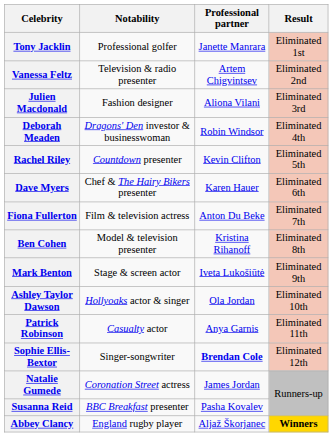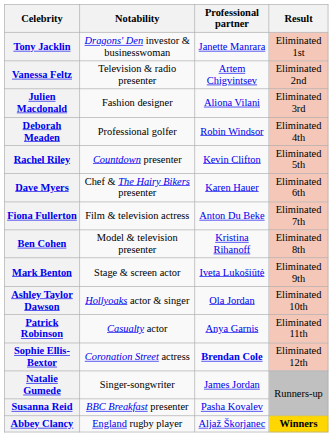(137, 46) Professional golfer -> (137, 46) Dragons' Den investor & businesswoman
(137, 131) Dragons' Den investor & businesswoman -> (137, 131) Professional golfer
(137, 356) Singer-songwriter -> (137, 356) Coronation Street actress
(137, 385) Coronation Street actress -> (137, 385) Singer-songwriter
